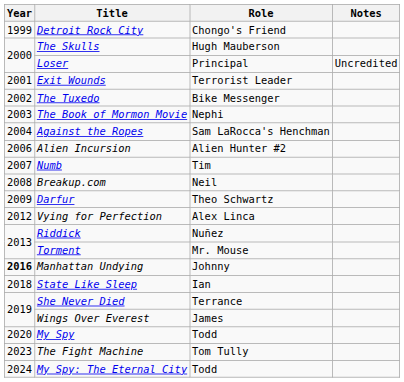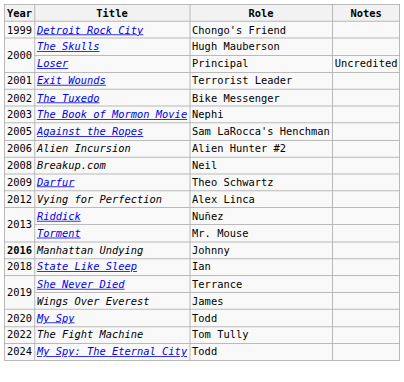(19, 132) 2004 -> (19, 132) 2005
- row: (49, 165)
(19, 352) 2023 -> (19, 335) 2022
